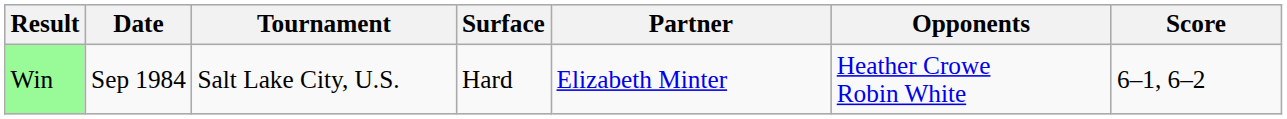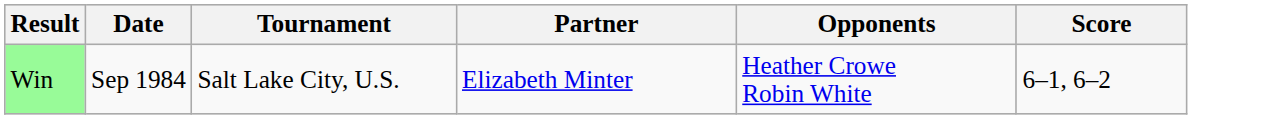- column: (503, 24)
